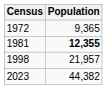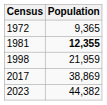(84, 60) 21,957 -> (84, 60) 21,959
+ row: (18, 76)
